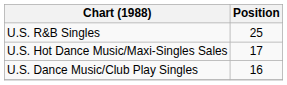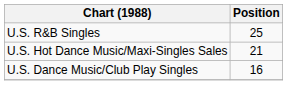(256, 51) 17 -> (256, 51) 21
